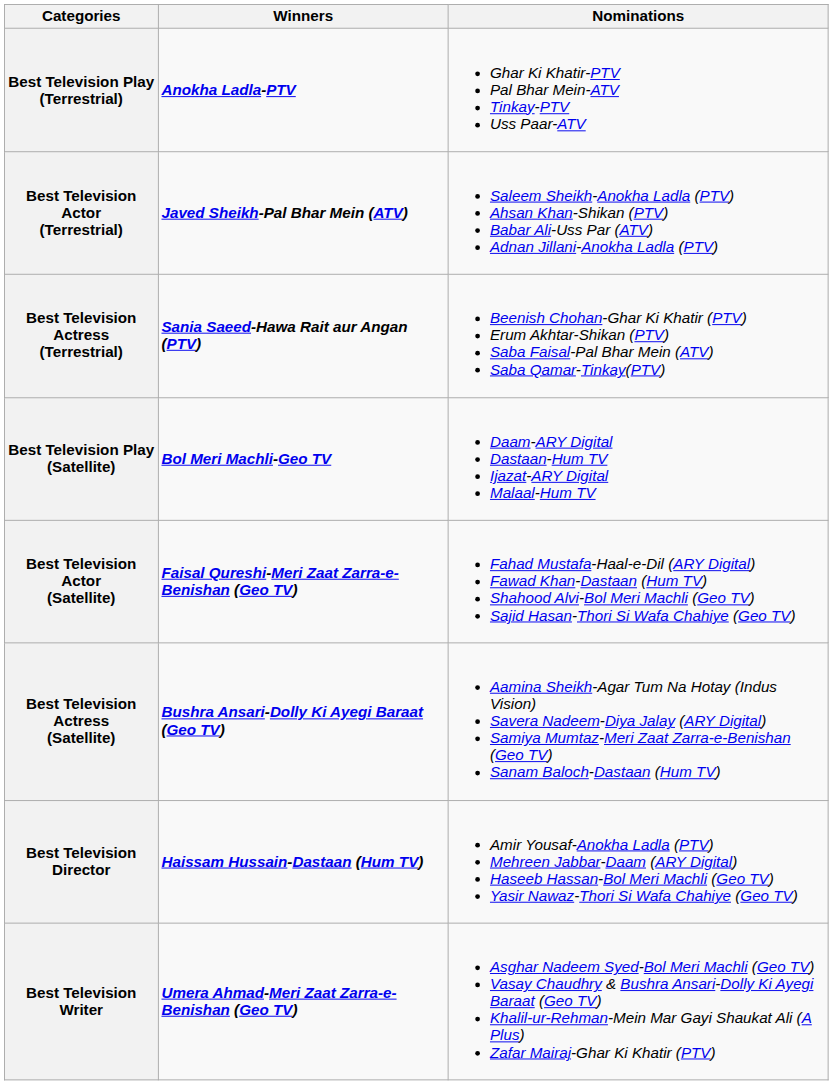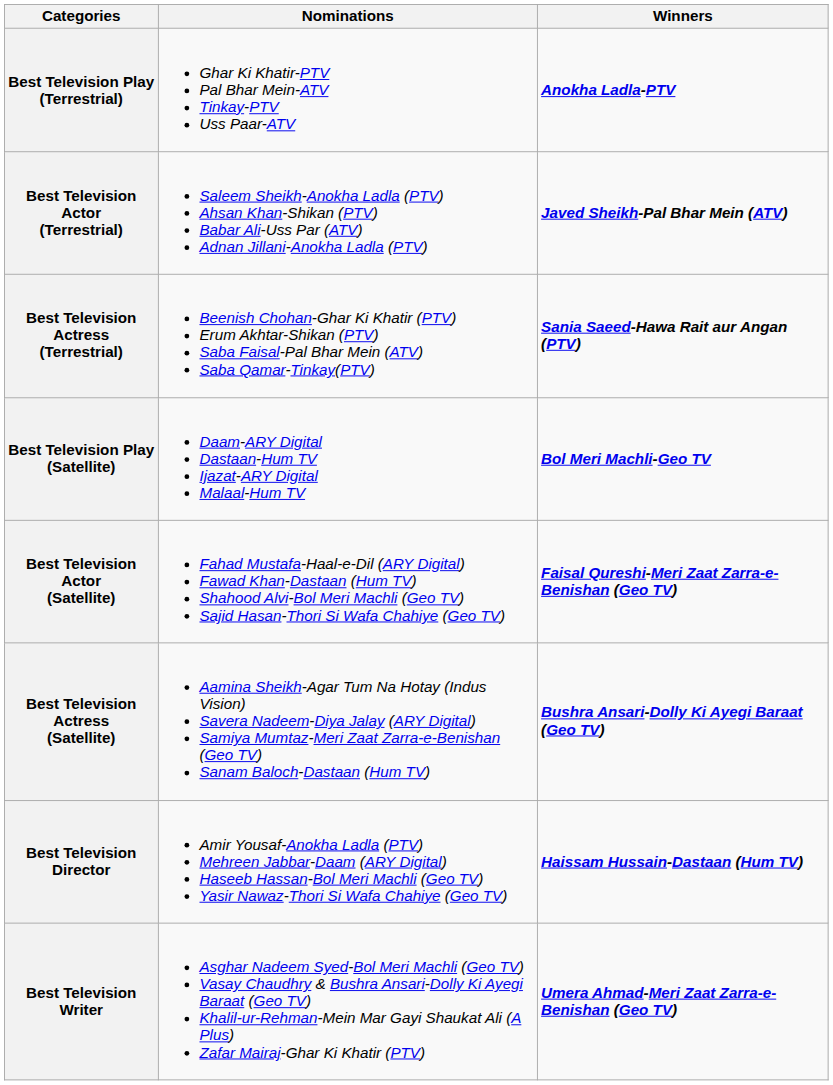columns swapped: (303, 16) <-> (638, 16)
